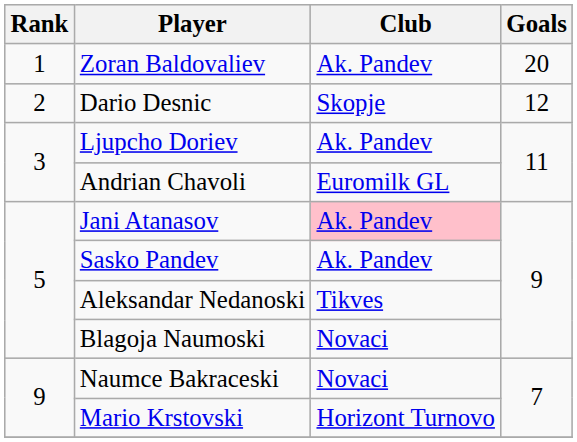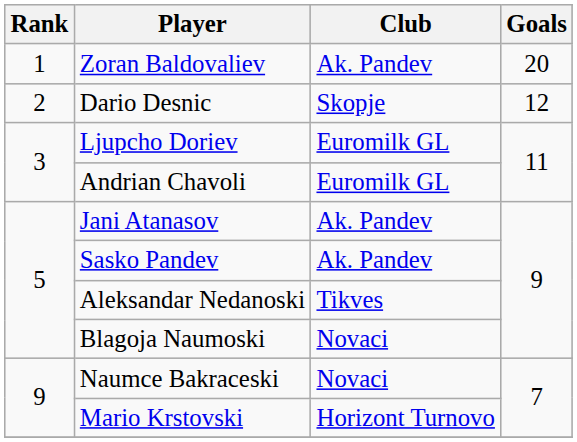(374, 142) Ak. Pandev -> (383, 142) Euromilk GL
(374, 220) pink background -> (374, 220) no background
